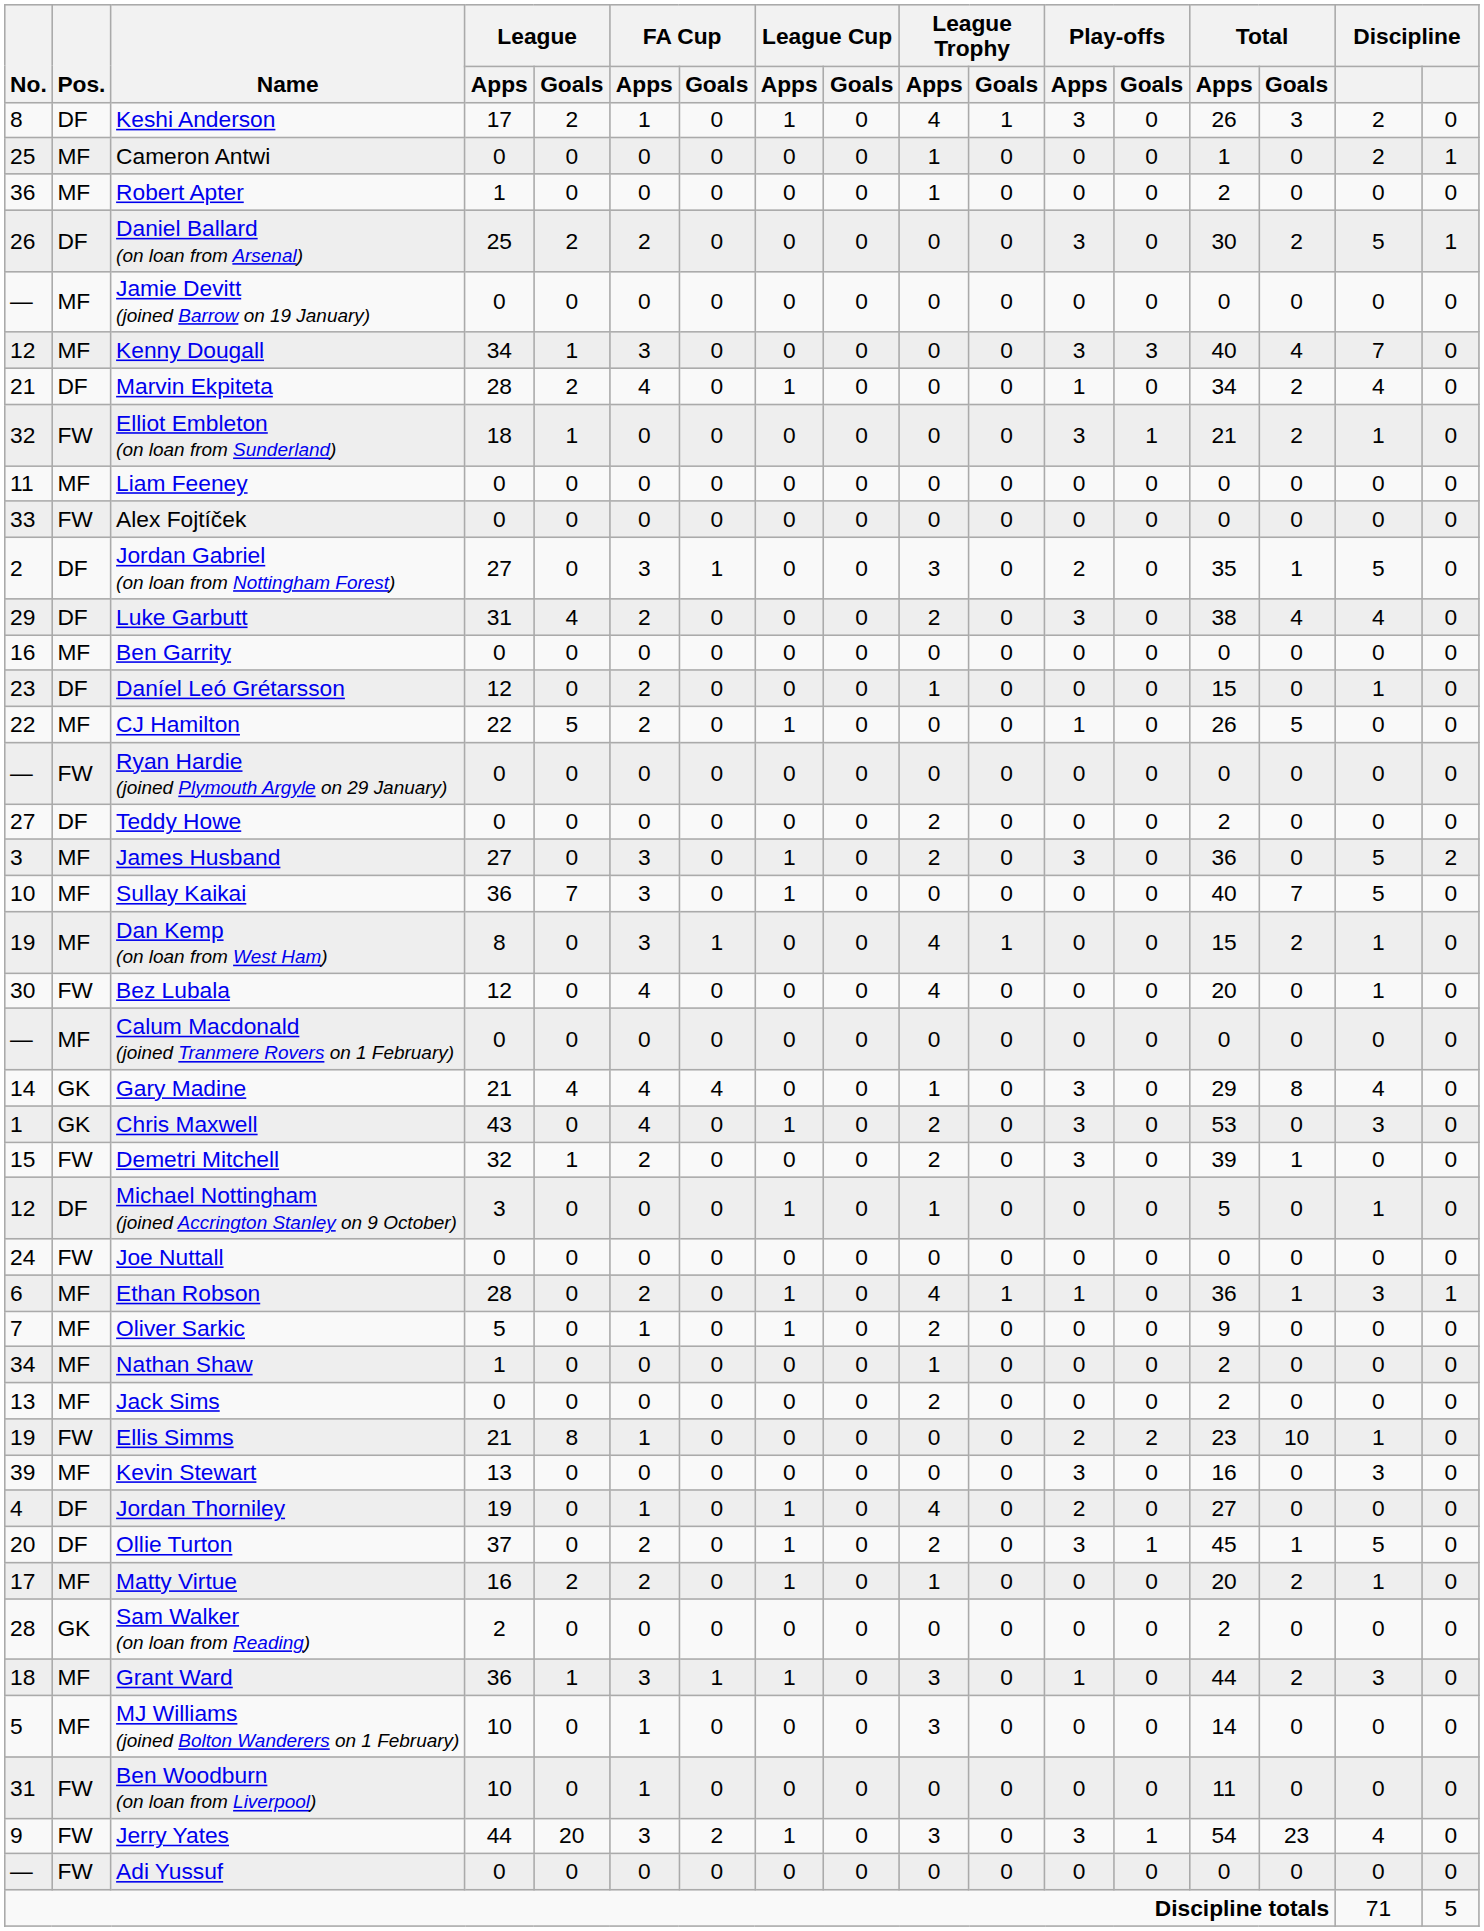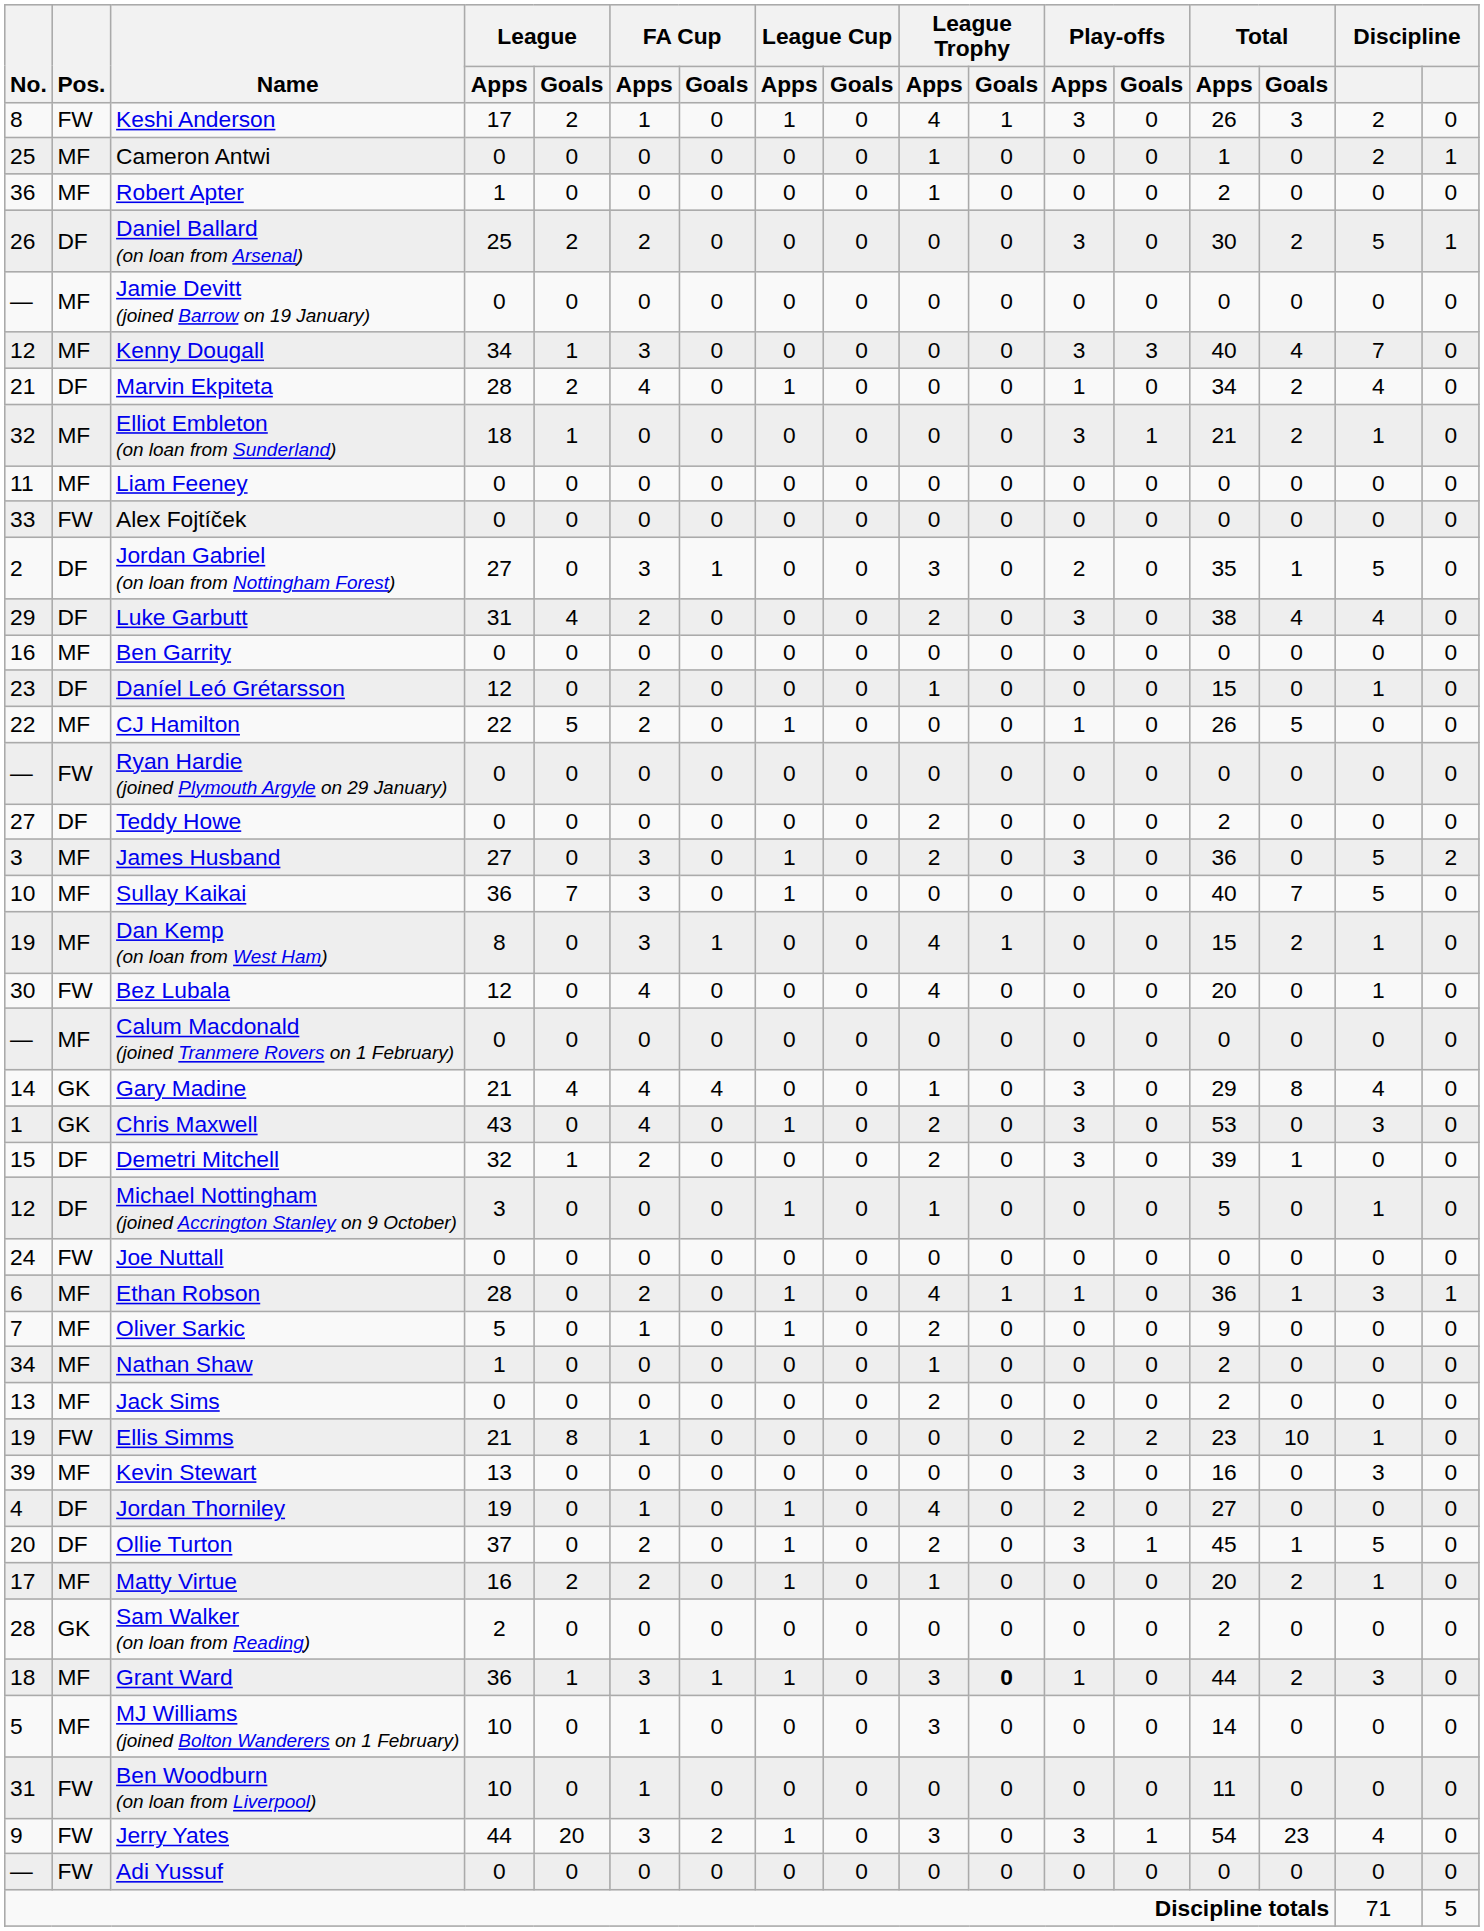(73, 120) DF -> (75, 120) FW
(75, 435) FW -> (74, 435) MF
(75, 1160) FW -> (73, 1160) DF
(1007, 1678) normal -> (1007, 1678) bold
